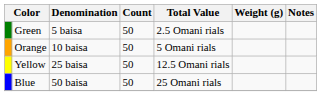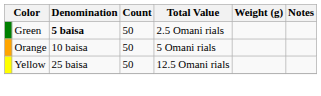(67, 30) normal -> (68, 30) bold
- row: (25, 82)
